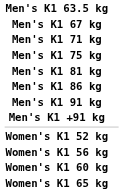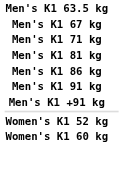- row: (57, 55)
- row: (57, 152)
- row: (57, 183)
